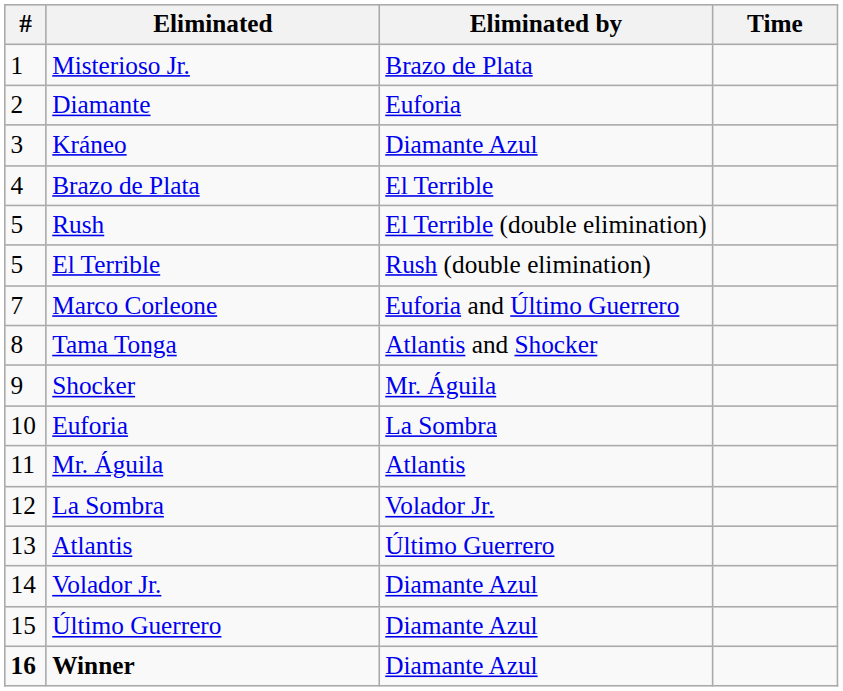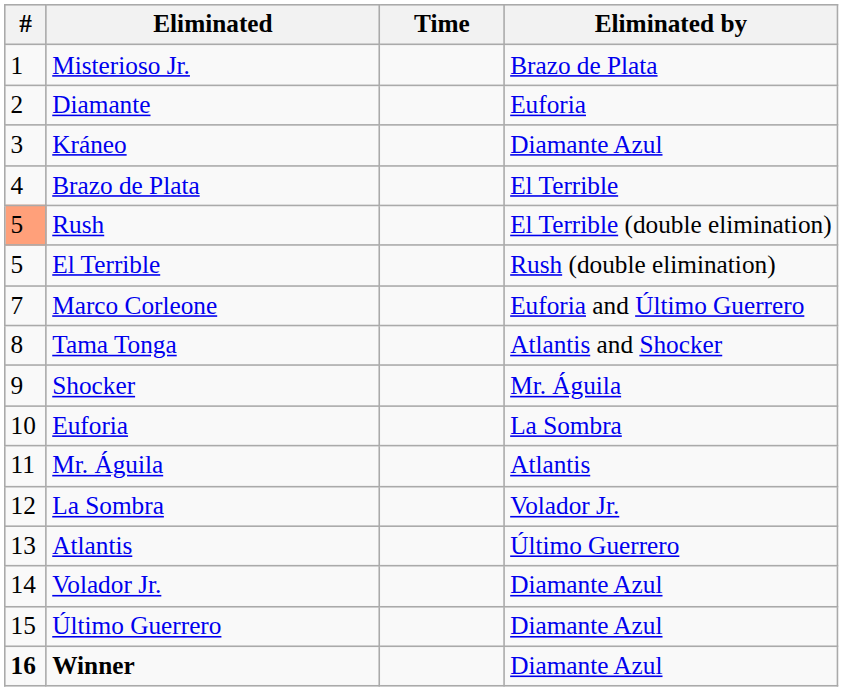columns swapped: (546, 24) <-> (775, 24)
(17, 225) no background -> (17, 225) lightsalmon background
